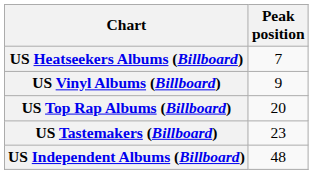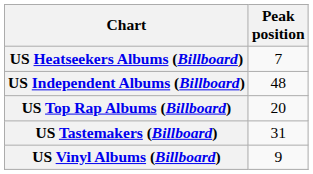rows swapped: (126, 157) <-> (126, 83)
(278, 132) 23 -> (278, 132) 31
